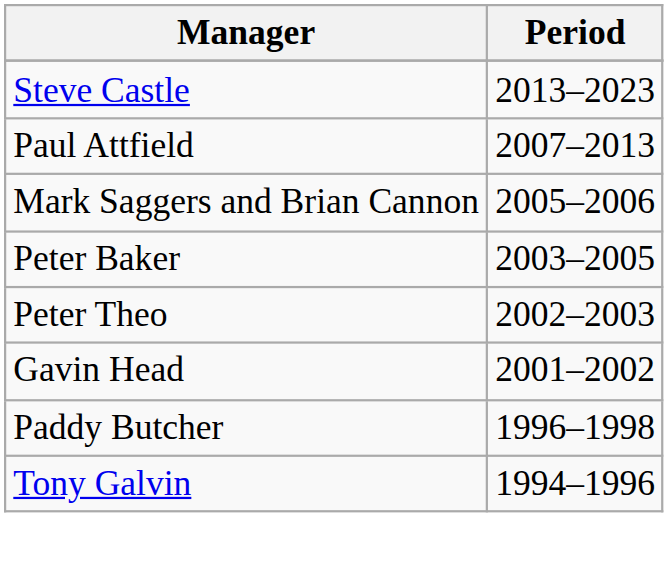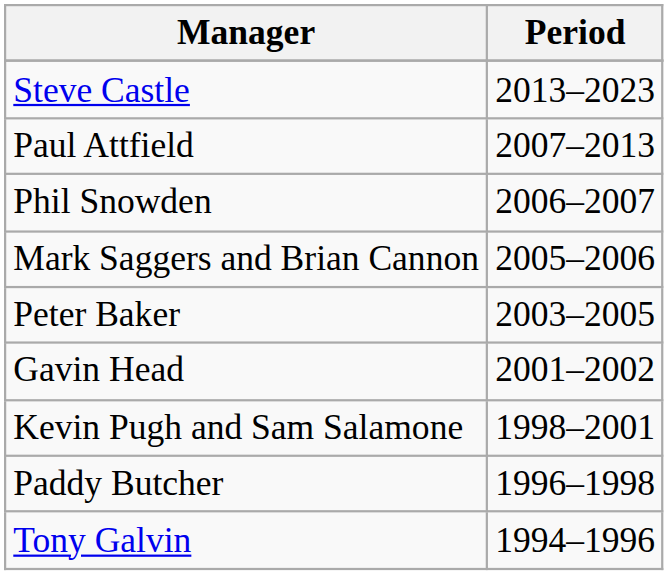+ row: (112, 201)
- row: (90, 314)
+ row: (238, 426)
